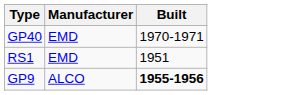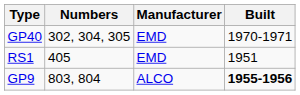+ column: (89, 15)
